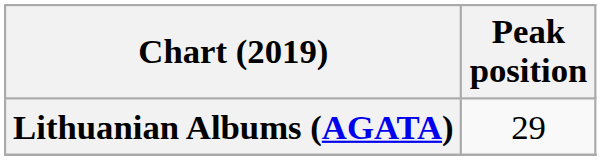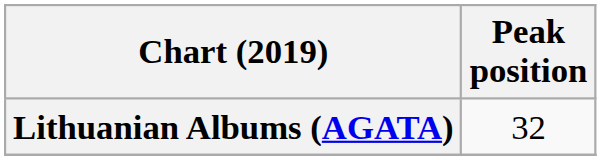(528, 126) 29 -> (528, 126) 32
